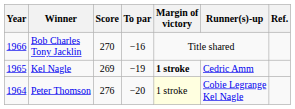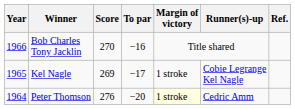(137, 68) −19 -> (137, 74) −17
(173, 68) bold -> (172, 74) normal
(228, 68) Cedric Amm -> (235, 74) Cobie Legrange Kel Nagle
(235, 90) Cobie Legrange Kel Nagle -> (228, 96) Cedric Amm
